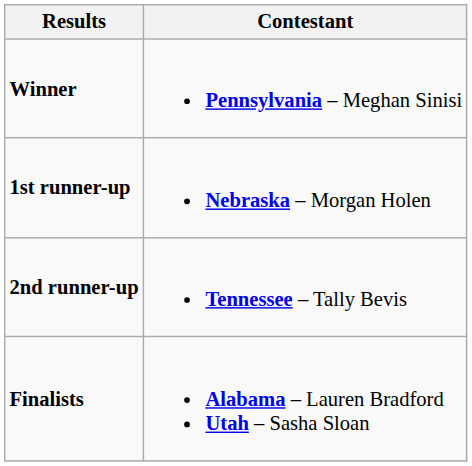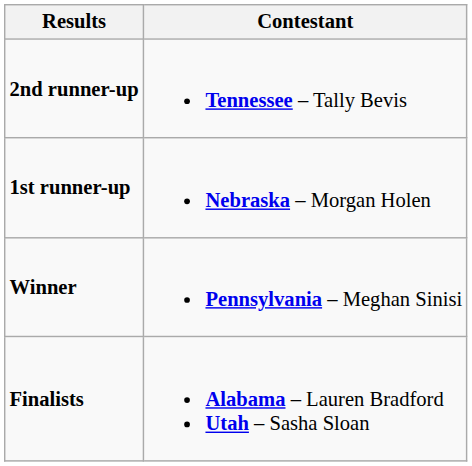rows swapped: (43, 88) <-> (74, 287)
